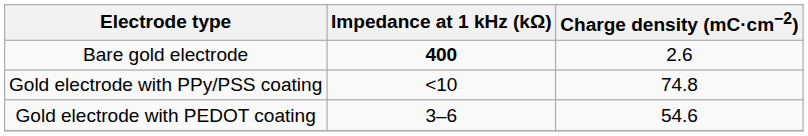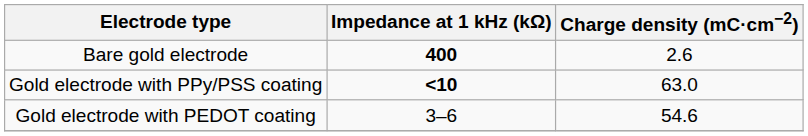(441, 85) normal -> (441, 85) bold
(679, 85) 74.8 -> (679, 85) 63.0
